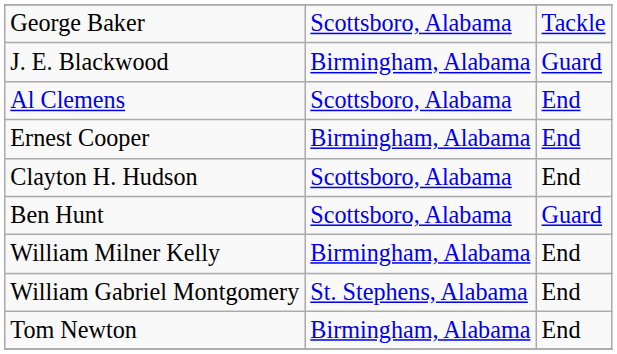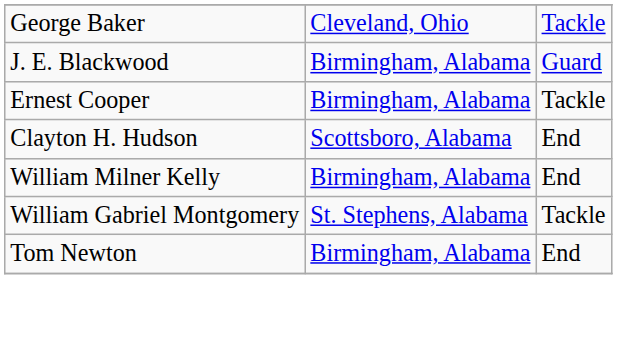(411, 23) Scottsboro, Alabama -> (390, 23) Cleveland, Ohio
- row: (68, 100)
(561, 138) End -> (574, 100) Tackle
- row: (57, 215)
(561, 291) End -> (574, 215) Tackle
